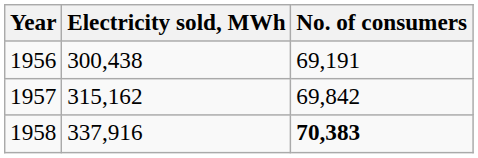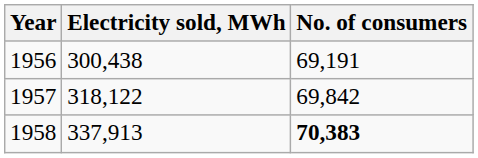(105, 96) 315,162 -> (105, 96) 318,122
(105, 133) 337,916 -> (105, 133) 337,913
